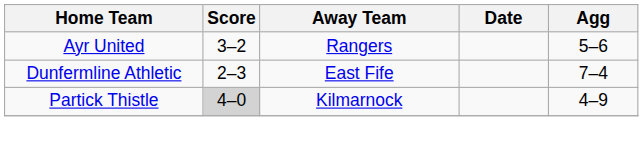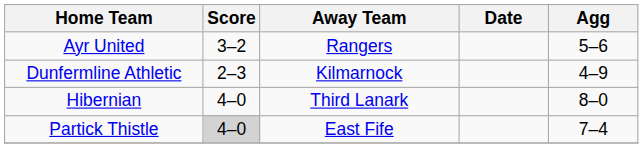(359, 73) East Fife -> (359, 73) Kilmarnock
(593, 73) 7–4 -> (593, 73) 4–9
+ row: (104, 101)
(359, 101) Kilmarnock -> (359, 128) East Fife
(593, 101) 4–9 -> (593, 128) 7–4
